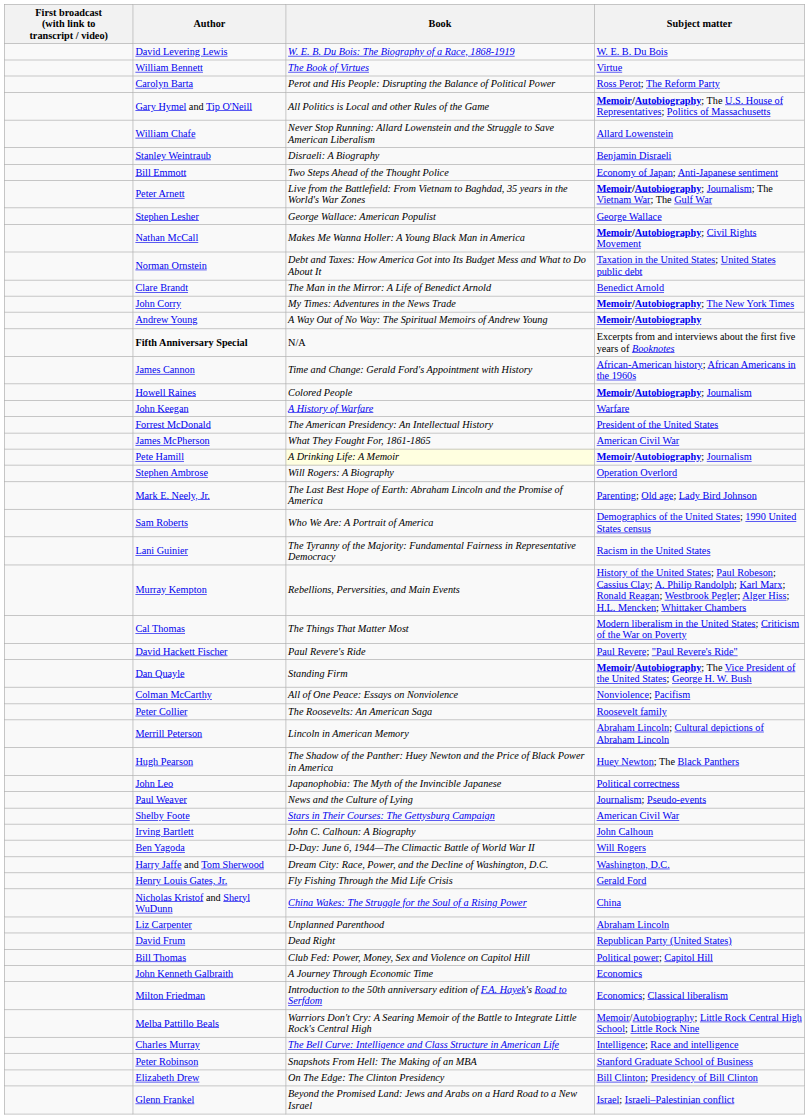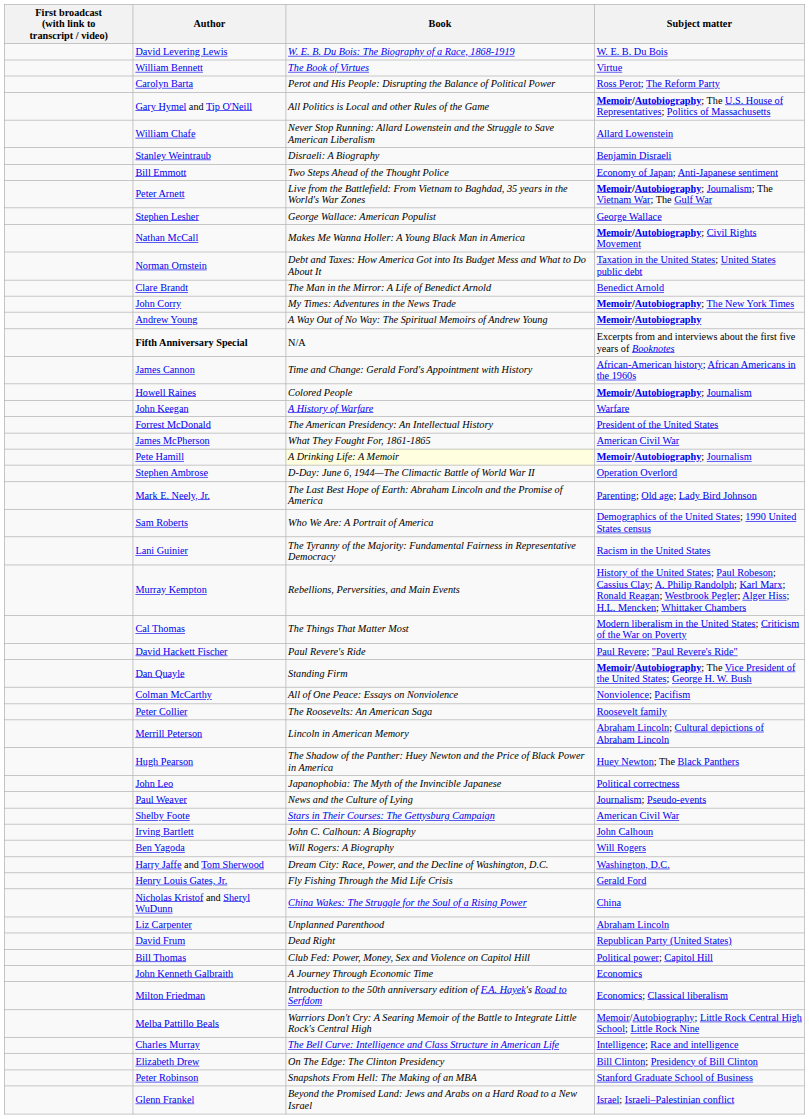(341, 473) Will Rogers: A Biography -> (411, 473) D-Day: June 6, 1944—The Climactic Battle of World War II
(411, 848) D-Day: June 6, 1944—The Climactic Battle of World War II -> (341, 848) Will Rogers: A Biography
rows swapped: (167, 1078) <-> (167, 1061)
